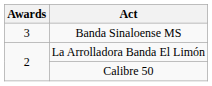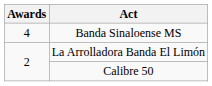(27, 33) 3 -> (27, 33) 4
